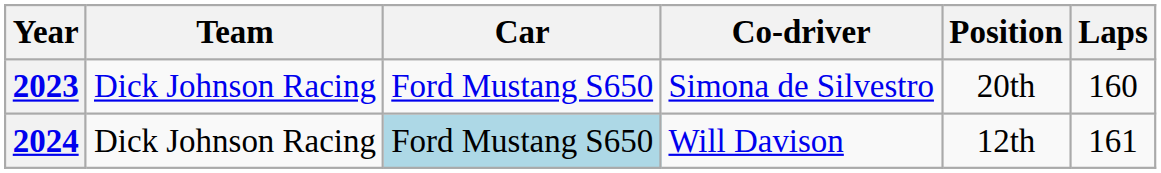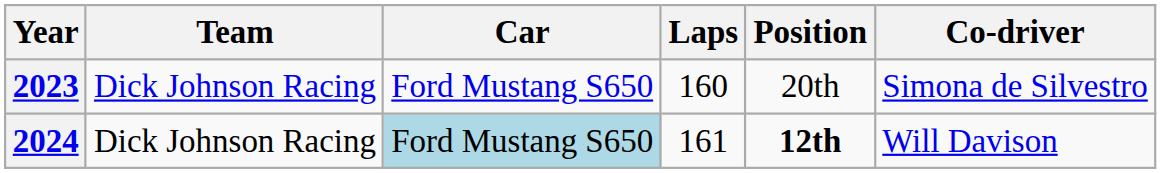columns swapped: (801, 31) <-> (1113, 31)
(1006, 140) normal -> (810, 140) bold
